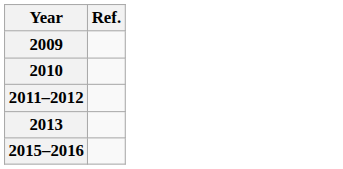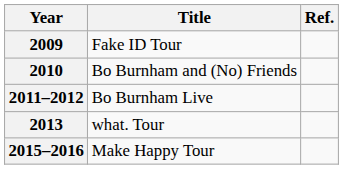+ column: (194, 17)
